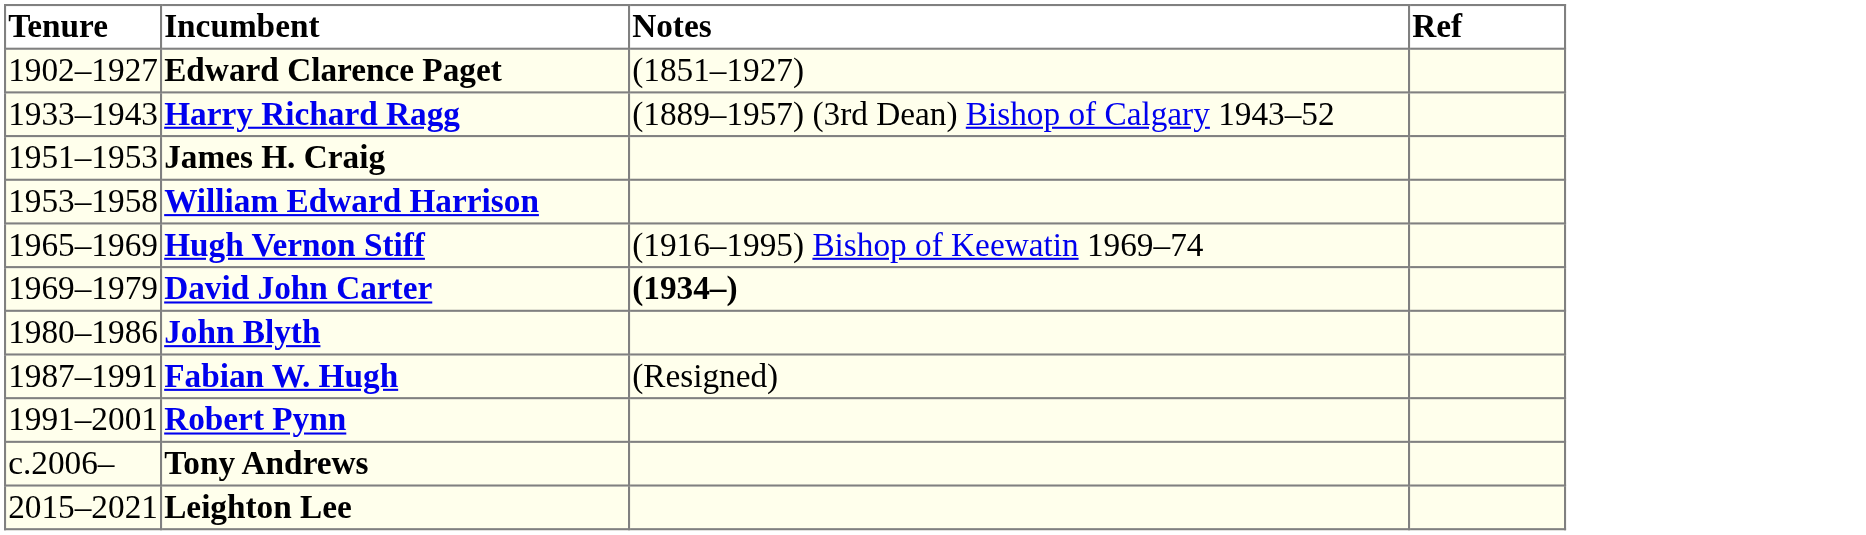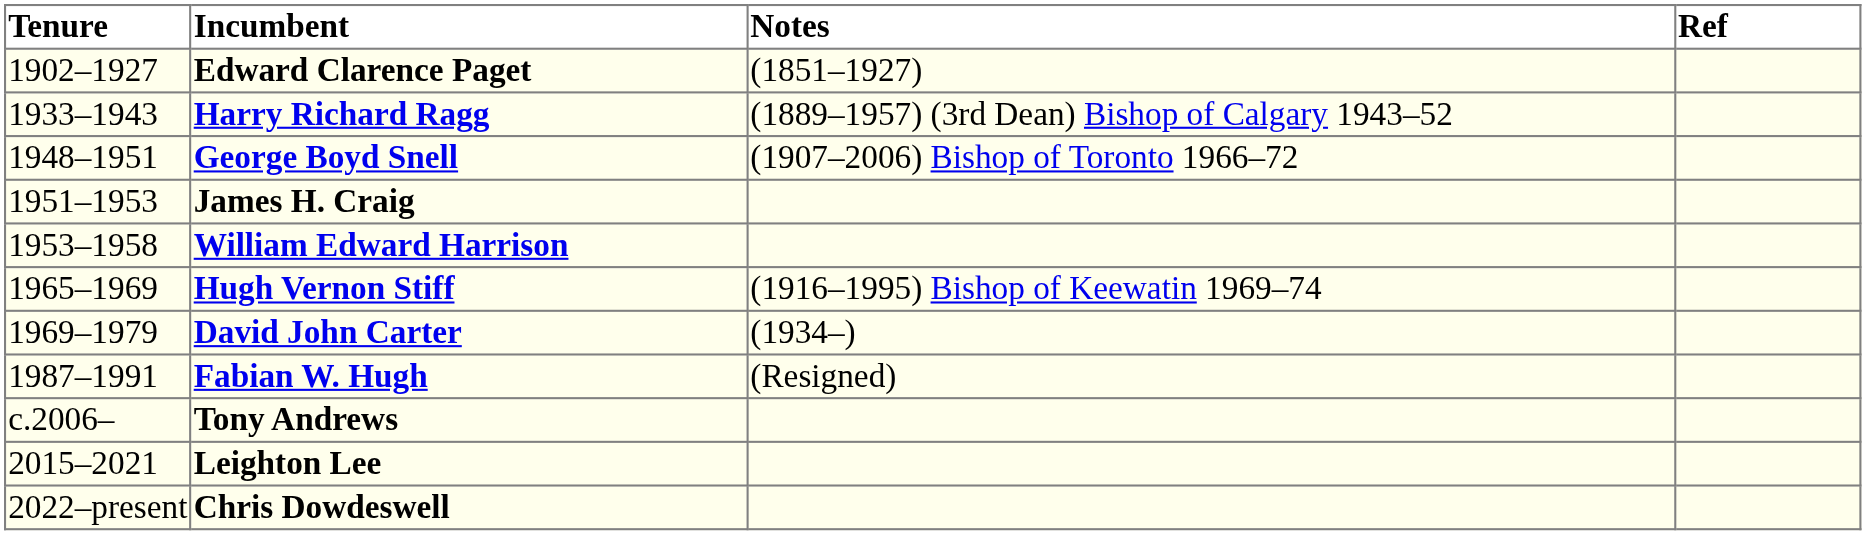+ row: (326, 157)
(685, 288) bold -> (803, 332) normal
- row: (242, 332)
- row: (255, 419)
+ row: (322, 506)
